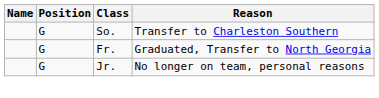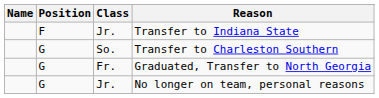+ row: (217, 31)
